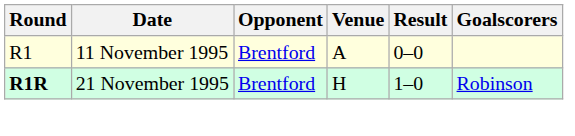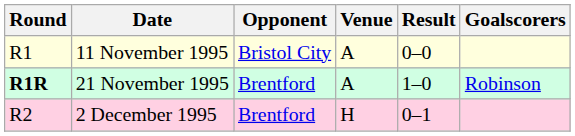(277, 51) Brentford -> (285, 51) Bristol City
(339, 83) H -> (347, 83) A
+ row: (146, 114)
